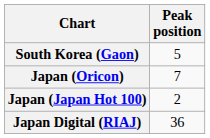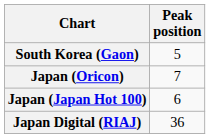(177, 99) 2 -> (177, 99) 6
